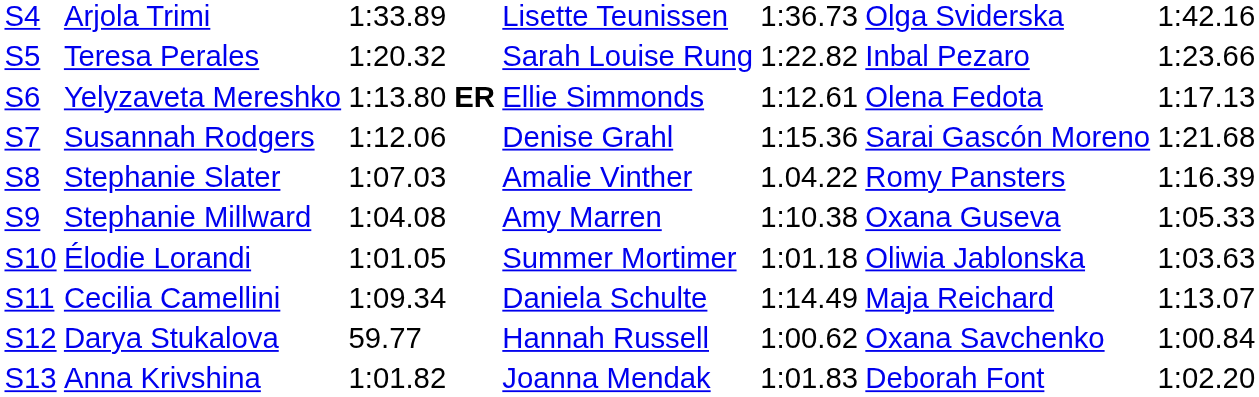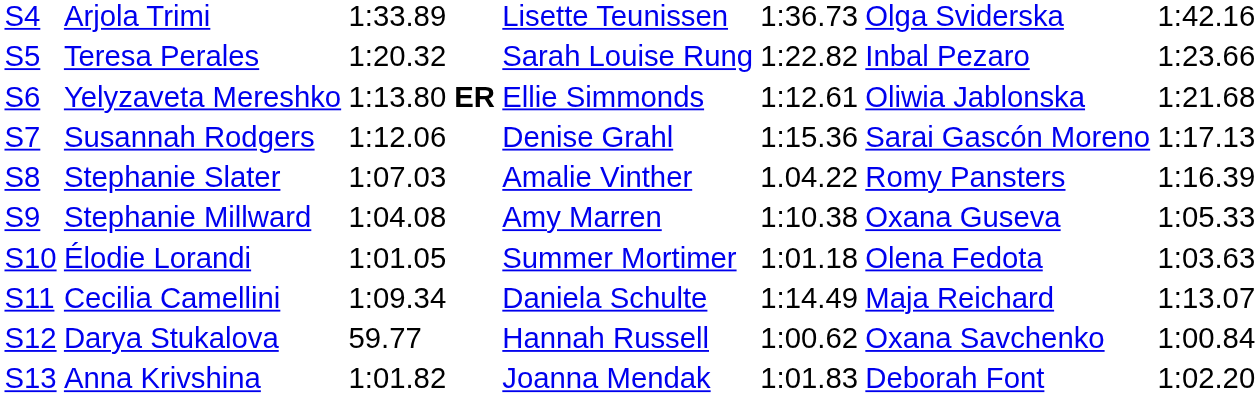(954, 97) Olena Fedota -> (975, 97) Oliwia Jablonska
(1206, 97) 1:17.13 -> (1206, 97) 1:21.68
(1206, 137) 1:21.68 -> (1206, 137) 1:17.13
(975, 258) Oliwia Jablonska -> (954, 258) Olena Fedota
